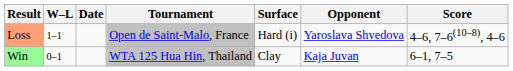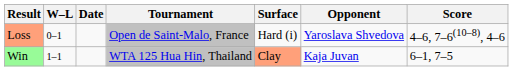(54, 36) 1–1 -> (54, 36) 0–1
(54, 57) 0–1 -> (54, 57) 1–1
(269, 56) no background -> (269, 56) lightsalmon background
